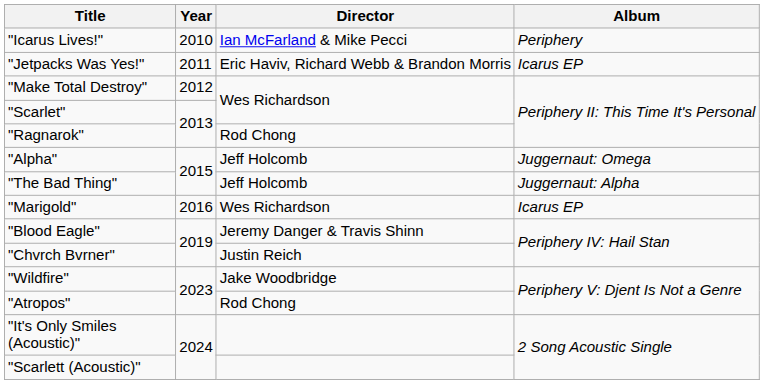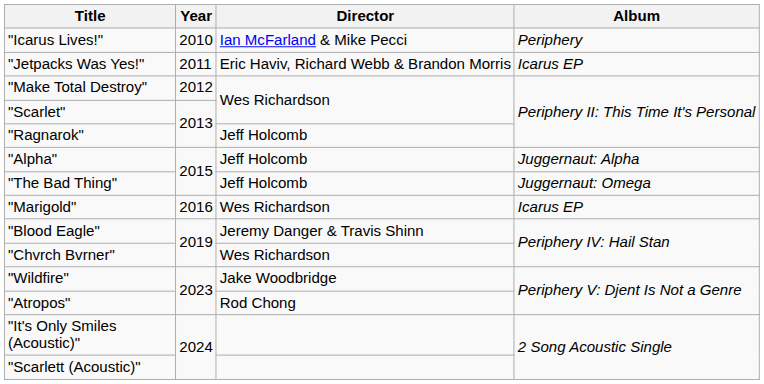(258, 135) Rod Chong -> (264, 135) Jeff Holcomb
(584, 159) Juggernaut: Omega -> (579, 159) Juggernaut: Alpha
(579, 183) Juggernaut: Alpha -> (584, 183) Juggernaut: Omega
(261, 254) Justin Reich -> (275, 254) Wes Richardson
